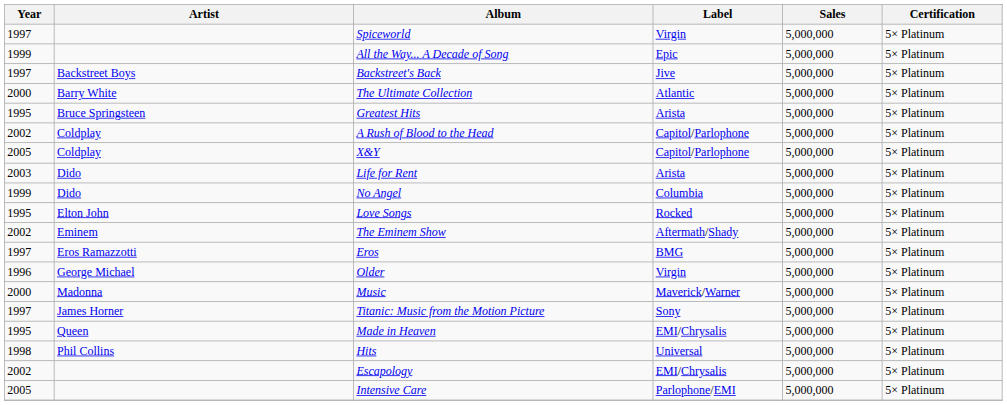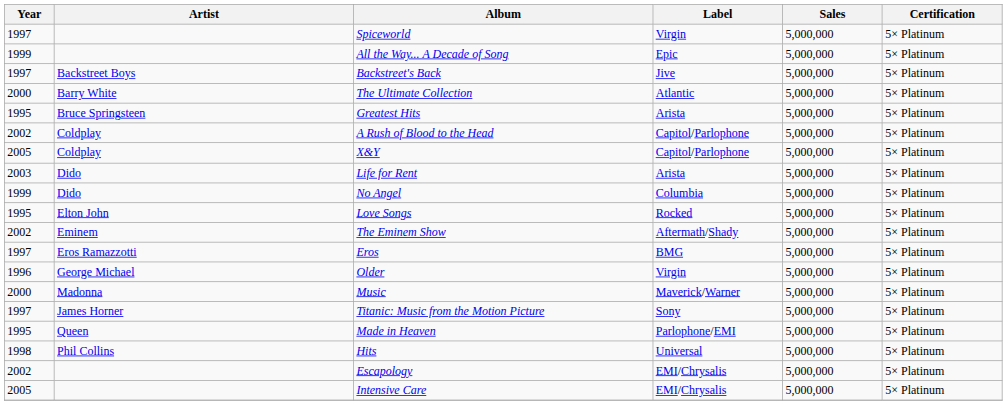(691, 331) EMI/Chrysalis -> (696, 331) Parlophone/EMI
(696, 390) Parlophone/EMI -> (691, 390) EMI/Chrysalis
